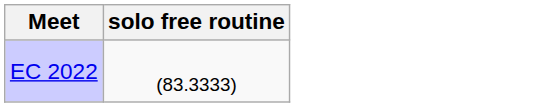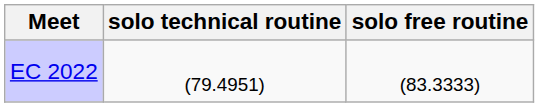+ column: (225, 22)
